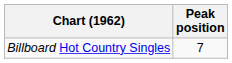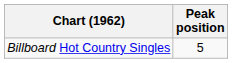(200, 48) 7 -> (200, 48) 5
